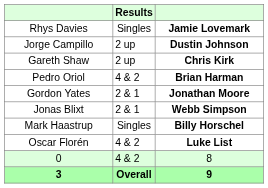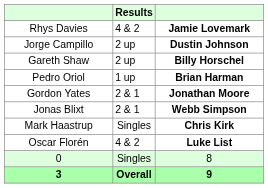(134, 28) Singles -> (127, 28) 4 & 2
(209, 61) Chris Kirk -> (209, 61) Billy Horschel
(127, 77) 4 & 2 -> (125, 77) 1 up
(209, 126) Billy Horschel -> (209, 126) Chris Kirk
(127, 158) 4 & 2 -> (134, 158) Singles
